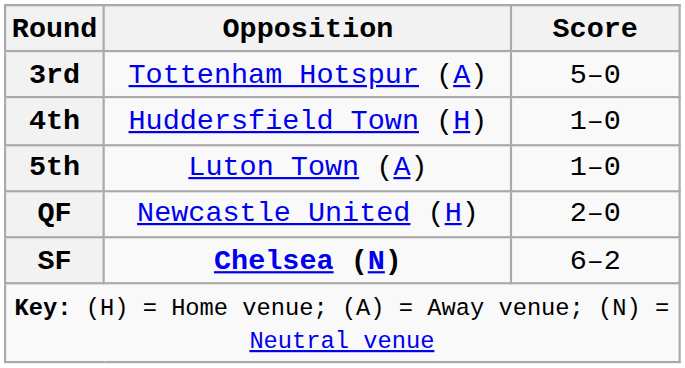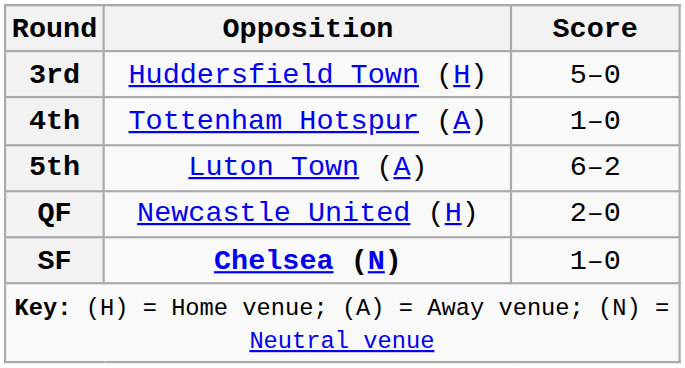(308, 75) Tottenham Hotspur (A) -> (308, 75) Huddersfield Town (H)
(308, 121) Huddersfield Town (H) -> (308, 121) Tottenham Hotspur (A)
(595, 167) 1–0 -> (595, 167) 6–2
(595, 260) 6–2 -> (595, 260) 1–0
